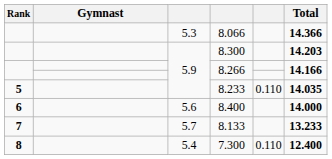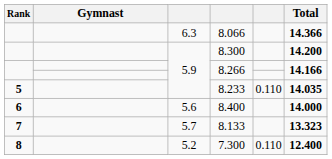(189, 32) 5.3 -> (189, 32) 6.3
(306, 51) 14.203 -> (306, 51) 14.200
(306, 126) 13.233 -> (306, 126) 13.323
(189, 145) 5.4 -> (189, 145) 5.2
